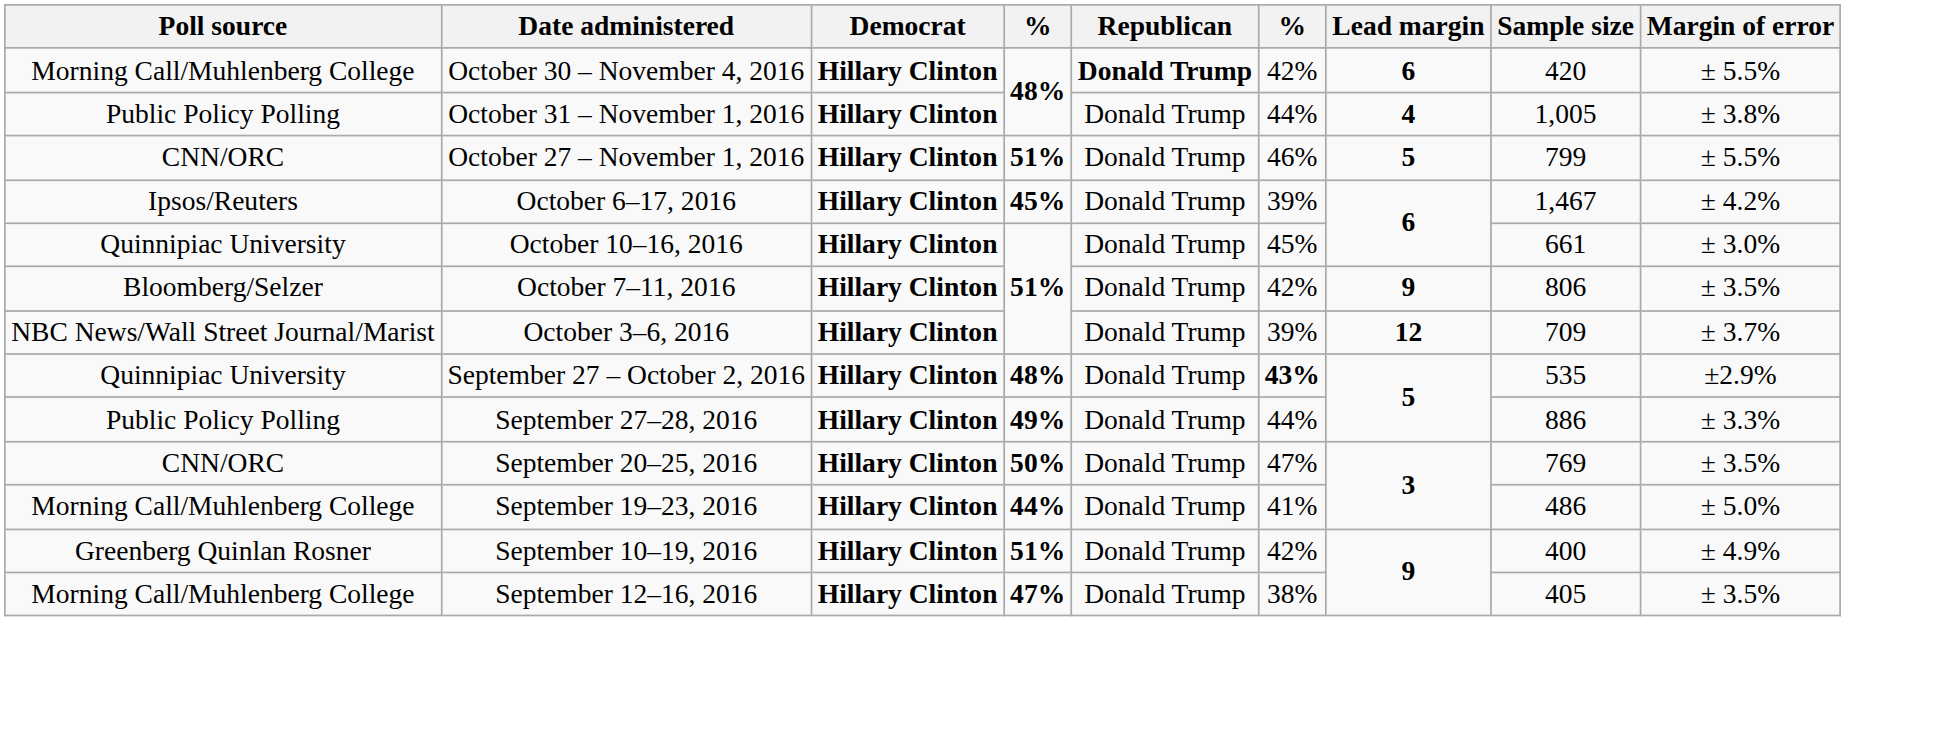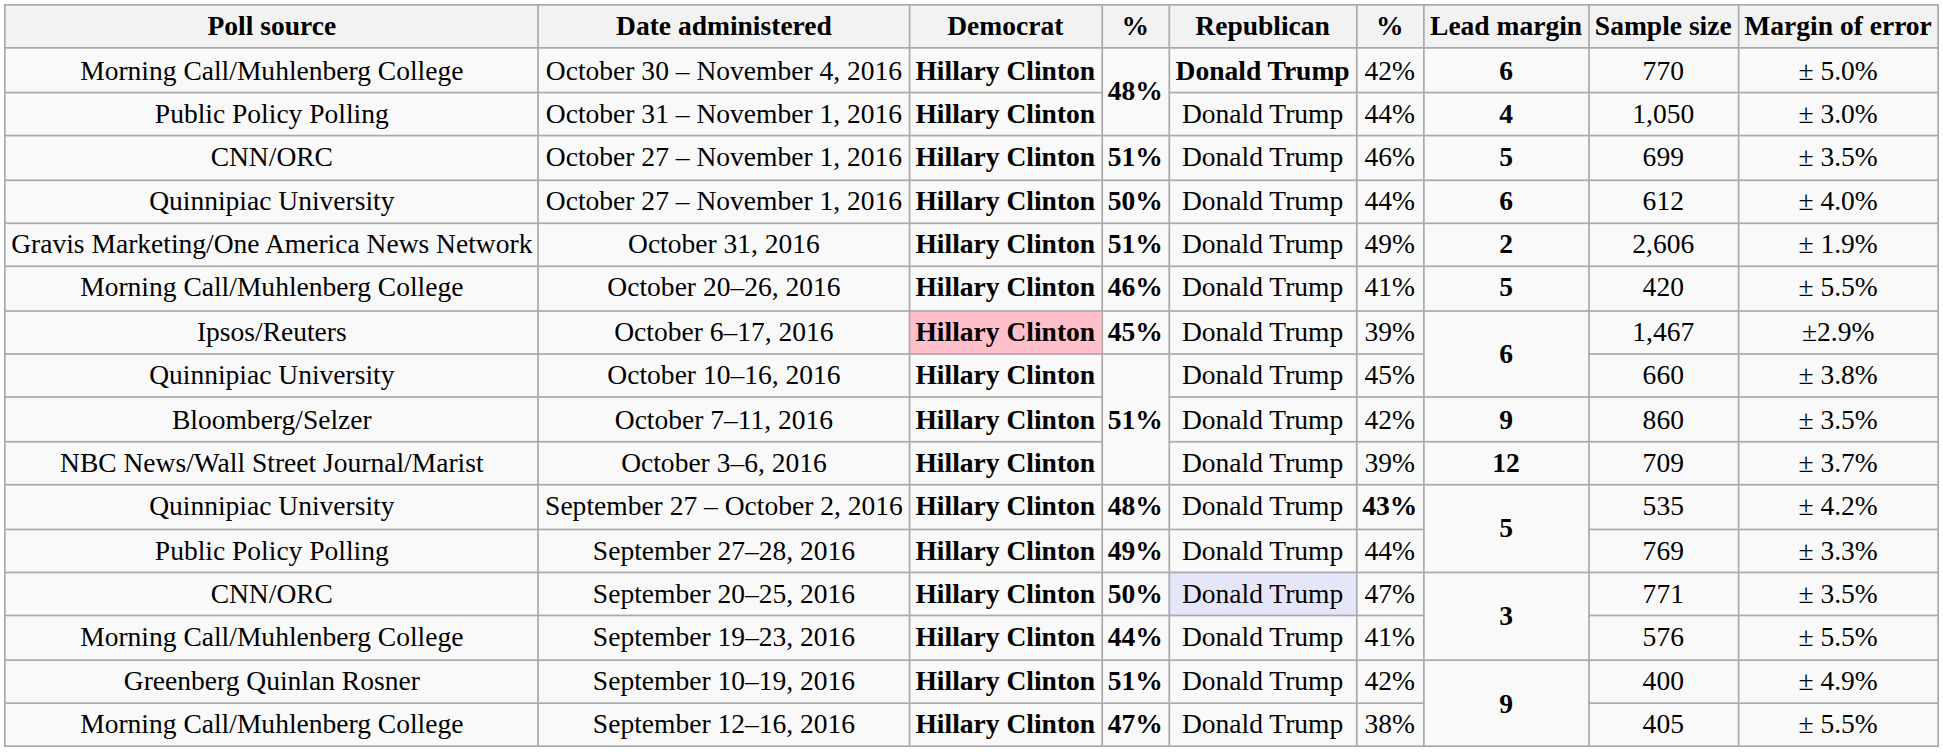(1566, 69) 420 -> (1663, 69) 770
(1740, 69) ± 5.5% -> (1838, 69) ± 5.0%
(1566, 113) 1,005 -> (1663, 113) 1,050
(1740, 113) ± 3.8% -> (1838, 113) ± 3.0%
(1566, 157) 799 -> (1663, 157) 699
(1740, 157) ± 5.5% -> (1838, 157) ± 3.5%
+ row: (272, 200)
+ row: (272, 244)
+ row: (272, 288)
(908, 200) no background -> (1005, 331) pink background
(1740, 200) ± 4.2% -> (1838, 331) ±2.9%
(1566, 244) 661 -> (1663, 375) 660
(1740, 244) ± 3.0% -> (1838, 375) ± 3.8%
(1566, 288) 806 -> (1663, 419) 860
(1740, 375) ±2.9% -> (1838, 506) ± 4.2%
(1566, 419) 886 -> (1663, 550) 769
(1165, 462) no background -> (1263, 593) lavender background
(1566, 462) 769 -> (1663, 593) 771
(1566, 506) 486 -> (1663, 637) 576
(1740, 506) ± 5.0% -> (1838, 637) ± 5.5%
(1740, 593) ± 3.5% -> (1838, 724) ± 5.5%
